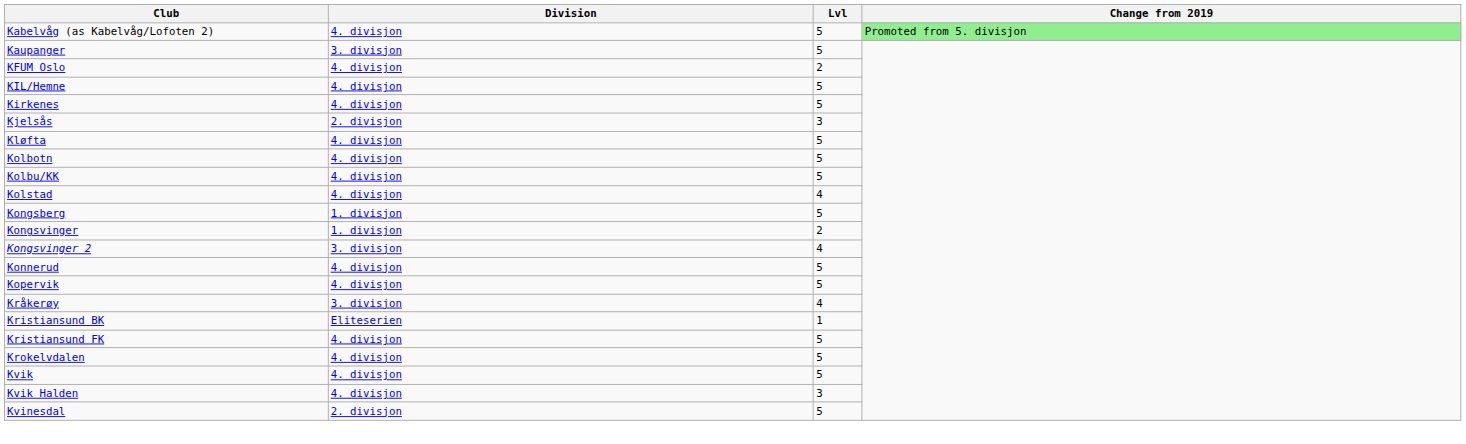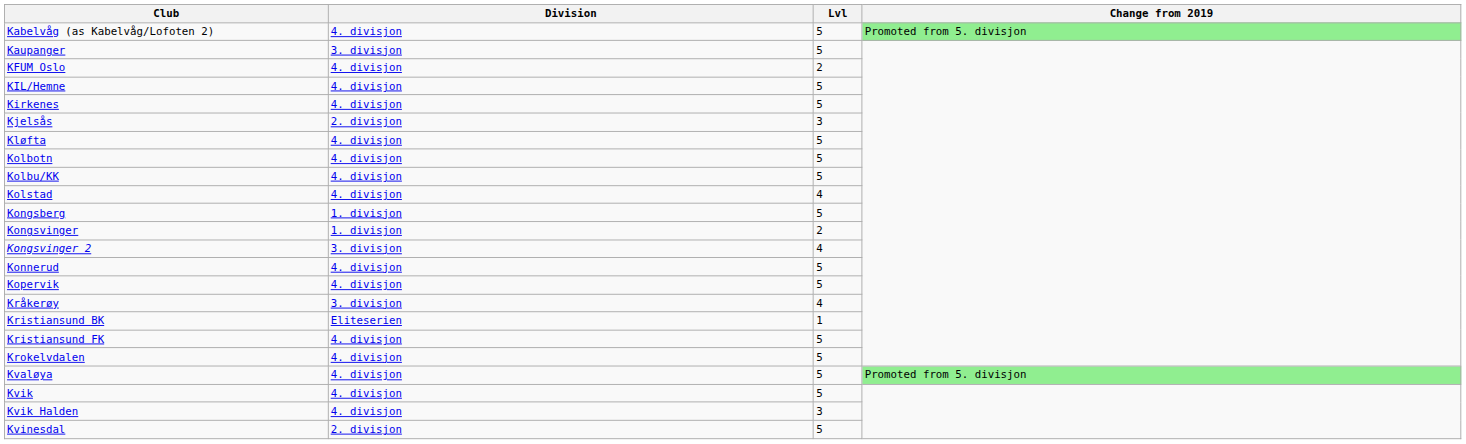+ row: (30, 375)
